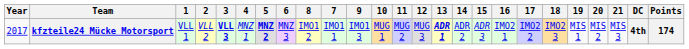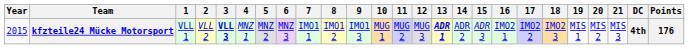columns swapped: (334, 12) <-> (309, 12)
(17, 31) 2017 -> (17, 31) 2015
(266, 31) bold -> (266, 31) normal
(666, 31) 174 -> (666, 31) 176
